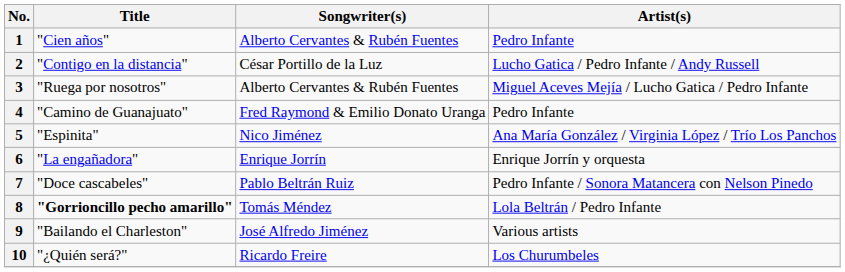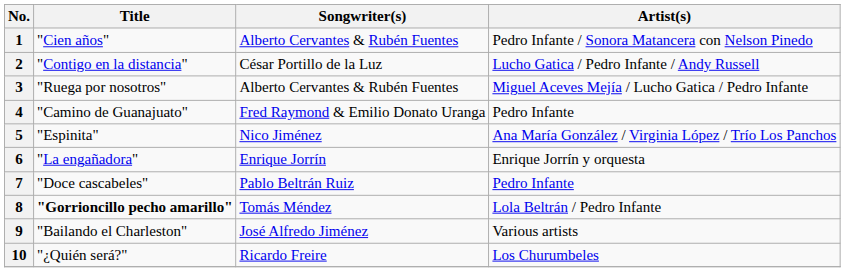(533, 40) Pedro Infante -> (653, 40) Pedro Infante / Sonora Matancera con Nelson Pinedo
(653, 183) Pedro Infante / Sonora Matancera con Nelson Pinedo -> (533, 183) Pedro Infante
